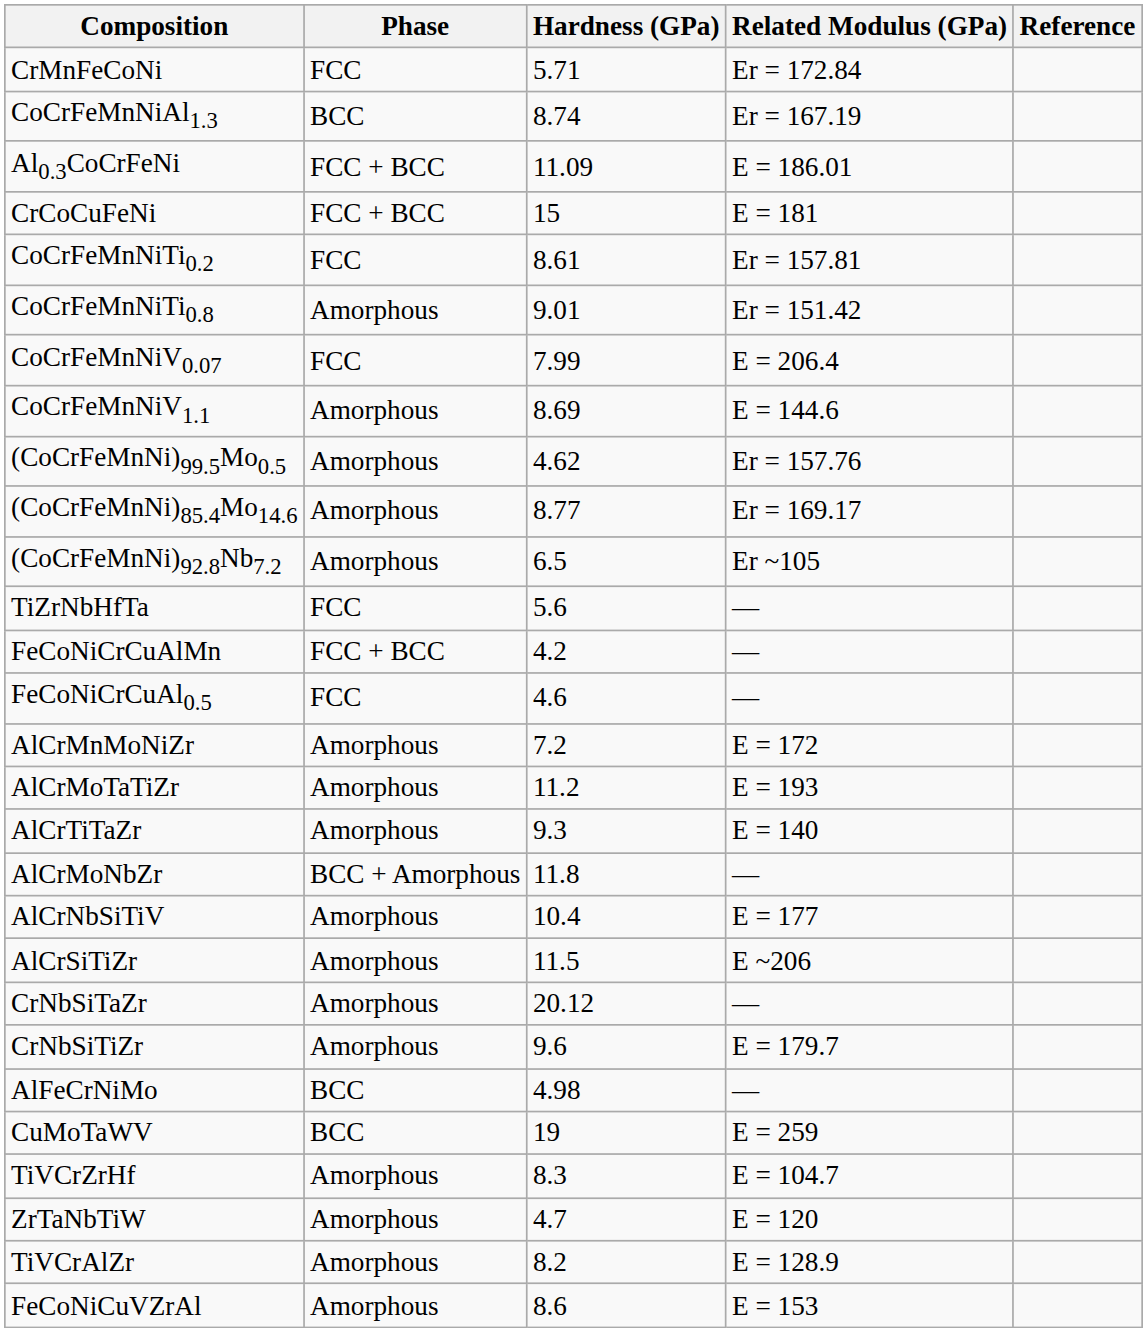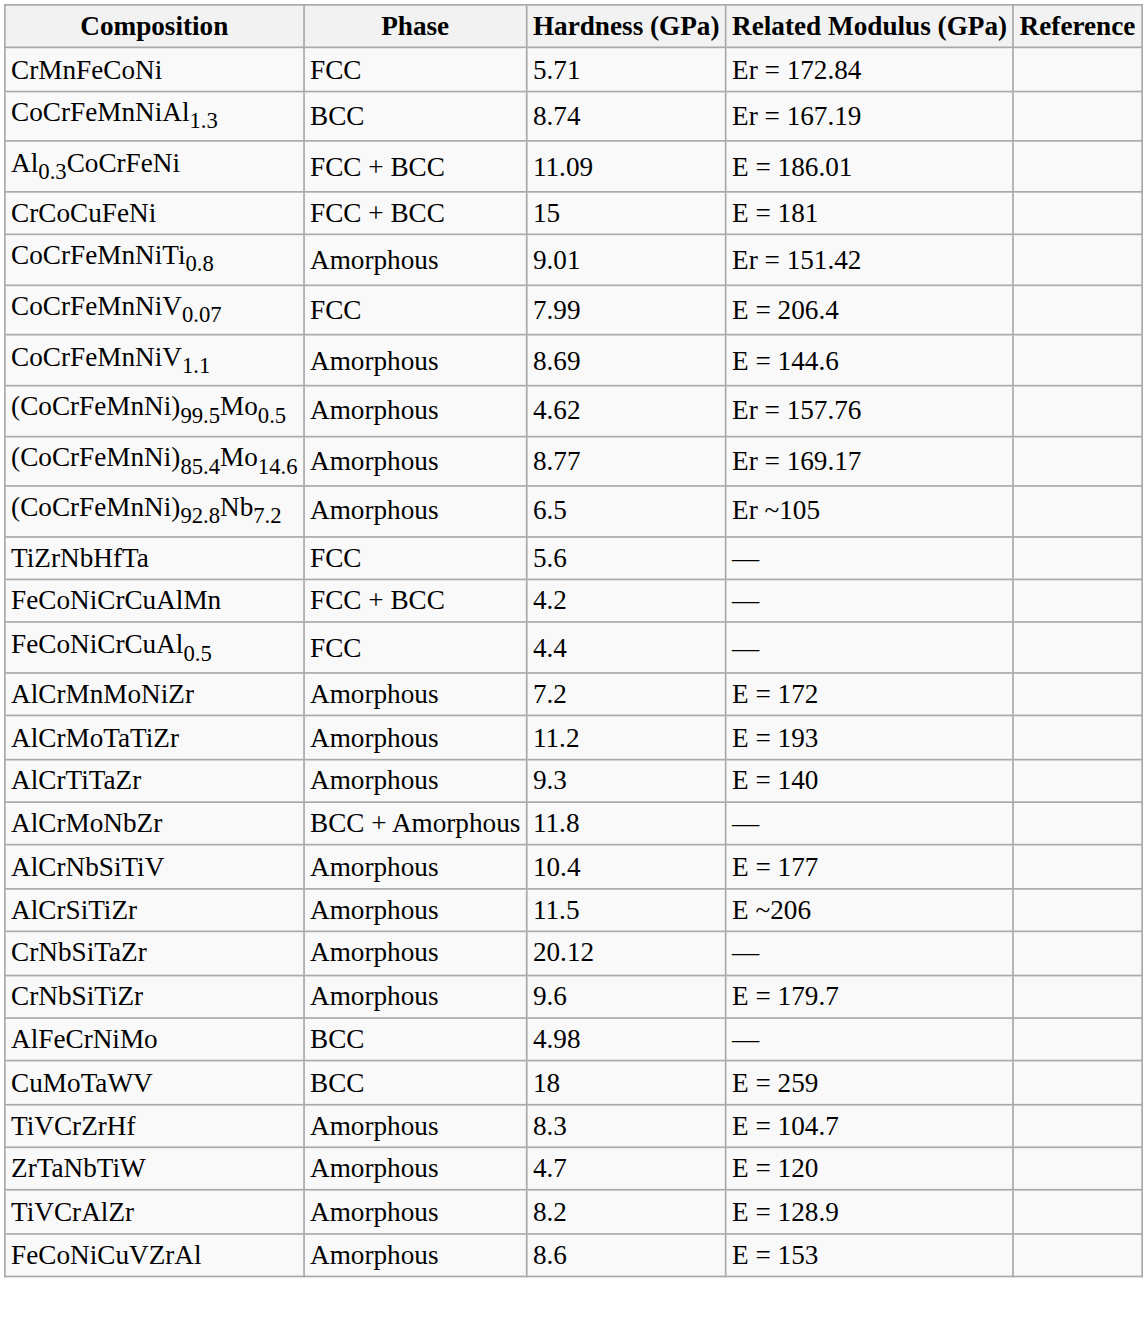- row: (112, 259)
(550, 697) 4.6 -> (550, 647) 4.4
(546, 1132) 19 -> (546, 1082) 18
